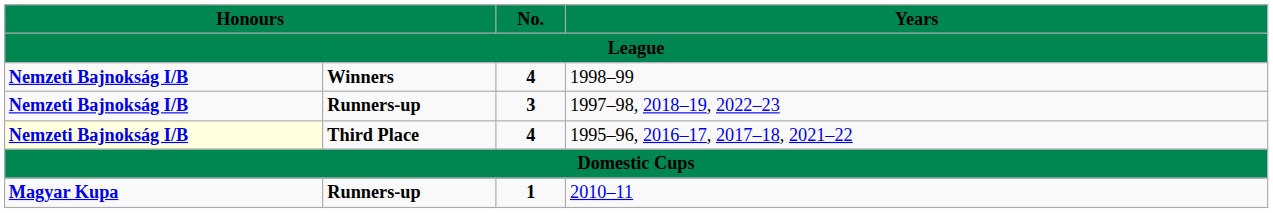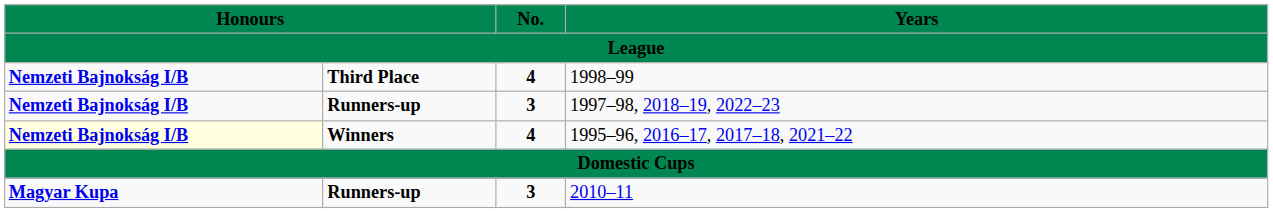(361, 76) Winners -> (373, 76) Third Place
(373, 134) Third Place -> (361, 134) Winners
(531, 192) 1 -> (531, 192) 3
